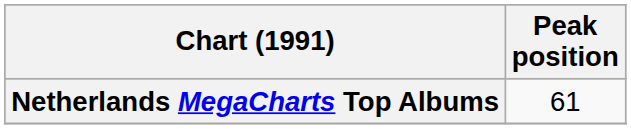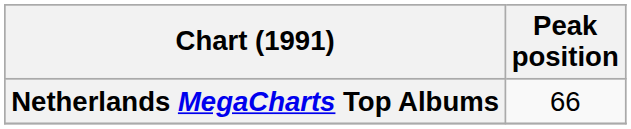(565, 100) 61 -> (565, 100) 66
